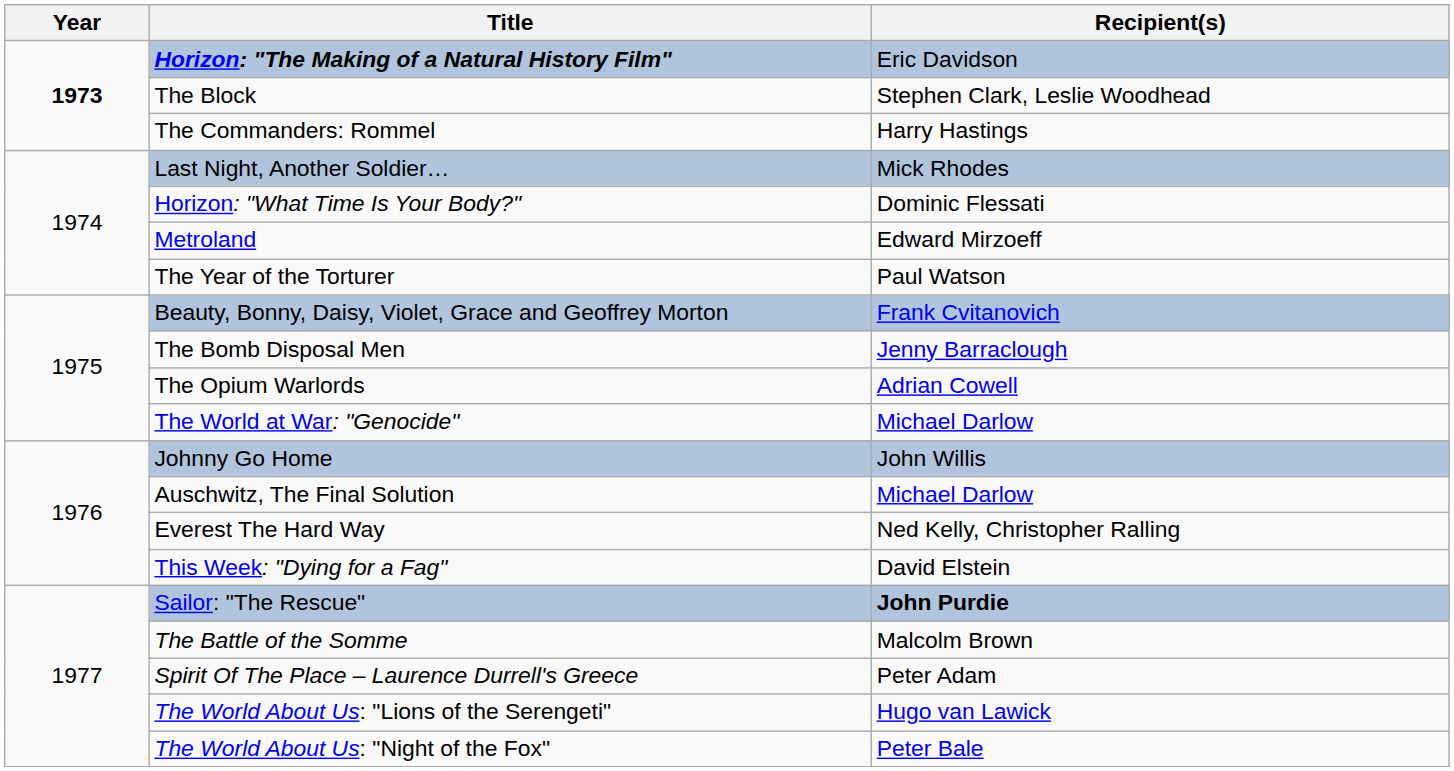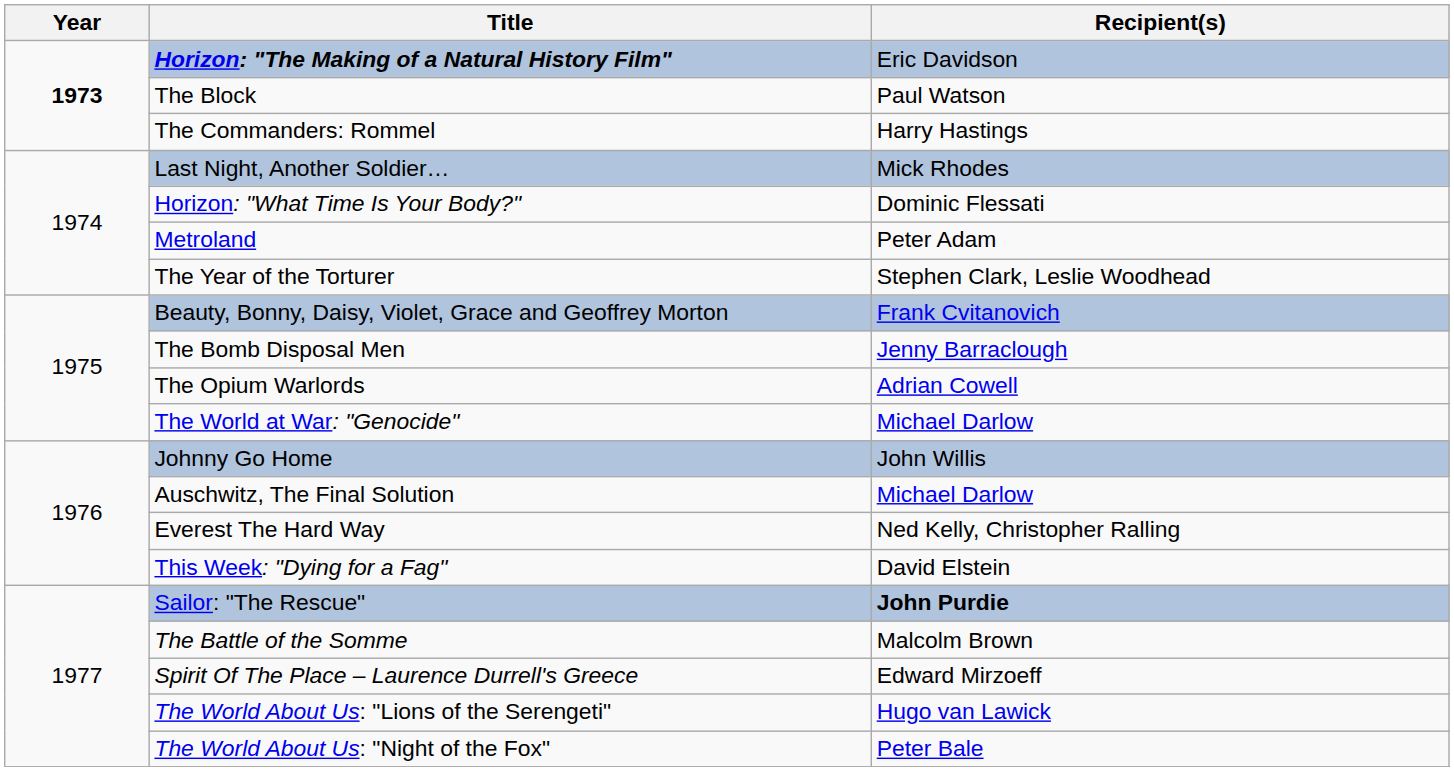(1044, 95) Stephen Clark, Leslie Woodhead -> (941, 95) Paul Watson
(959, 240) Edward Mirzoeff -> (936, 240) Peter Adam
(941, 276) Paul Watson -> (1044, 276) Stephen Clark, Leslie Woodhead
(936, 675) Peter Adam -> (959, 675) Edward Mirzoeff
